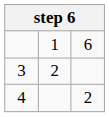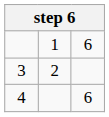(88, 97) 2 -> (88, 97) 6
